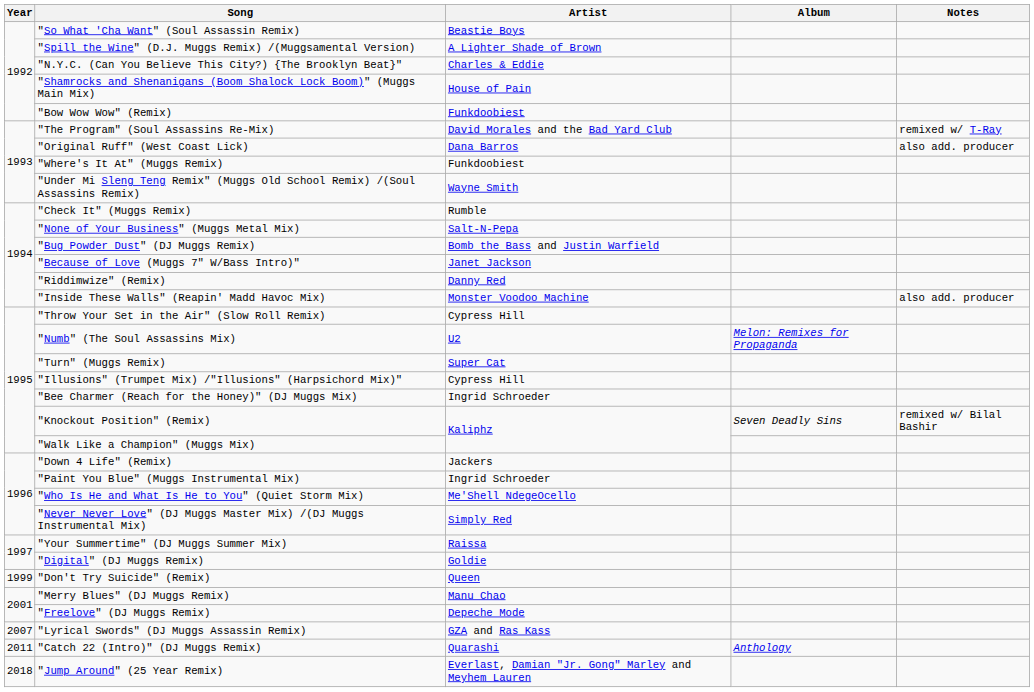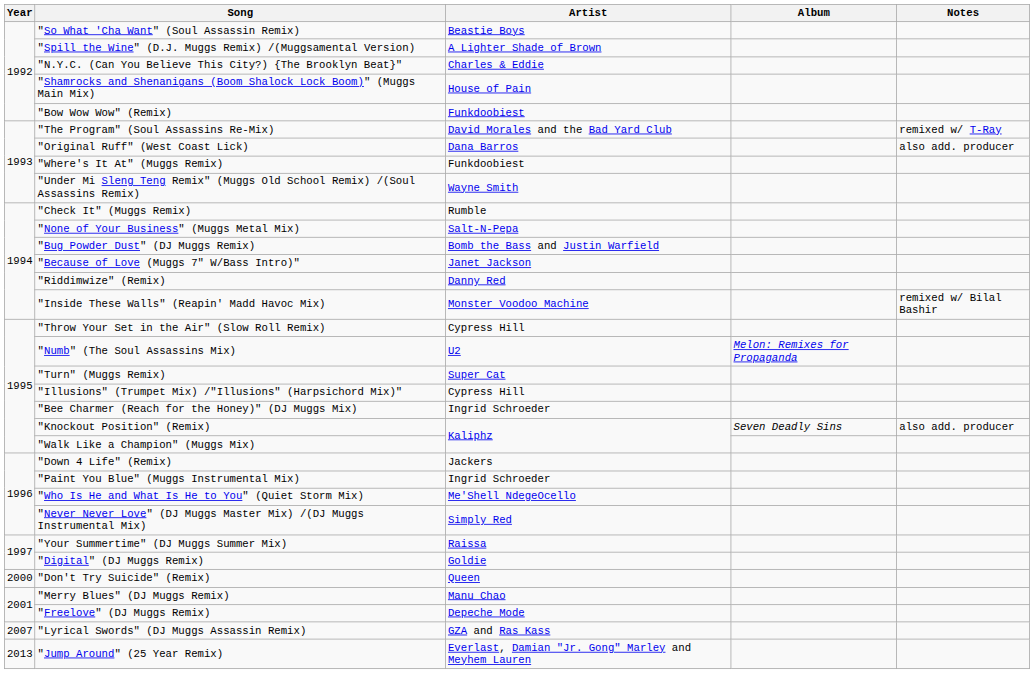(957, 298) also add. producer -> (950, 304) remixed w/ Bilal Bashir
(950, 421) remixed w/ Bilal Bashir -> (957, 427) also add. producer
(20, 578) 1999 -> (20, 578) 2000
- row: (150, 648)
(20, 671) 2018 -> (20, 654) 2013
